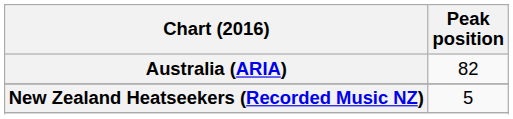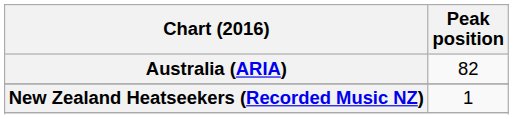(468, 98) 5 -> (468, 98) 1
